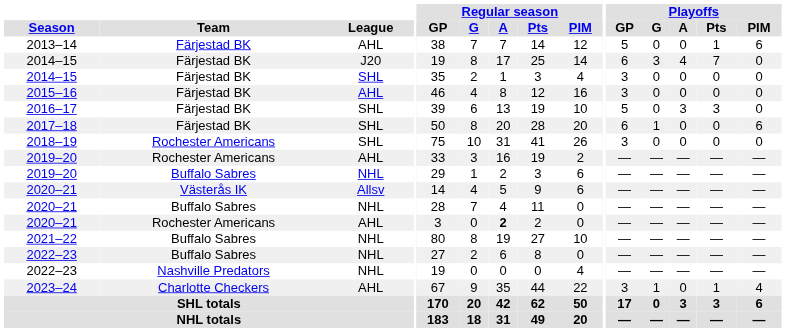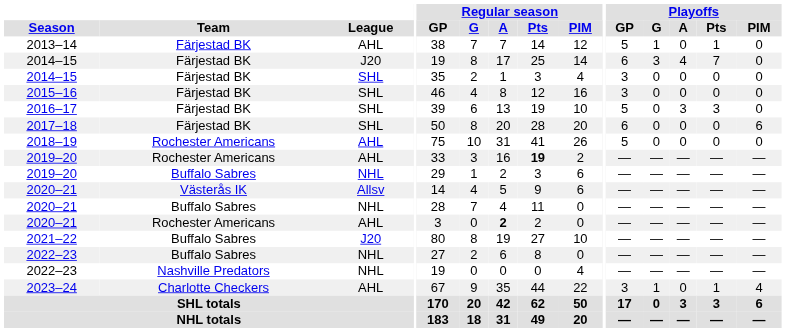(656, 44) 0 -> (656, 44) 1
(759, 44) 6 -> (759, 44) 0
(371, 93) AHL -> (371, 93) SHL
(656, 125) 1 -> (656, 125) 0
(371, 141) SHL -> (371, 141) AHL
(624, 141) 3 -> (624, 141) 5
(538, 157) normal -> (538, 157) bold
(371, 238) NHL -> (371, 238) J20
